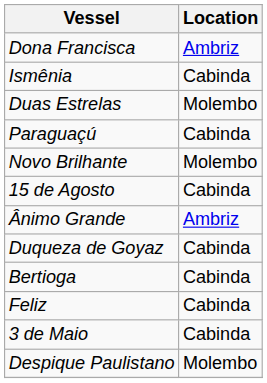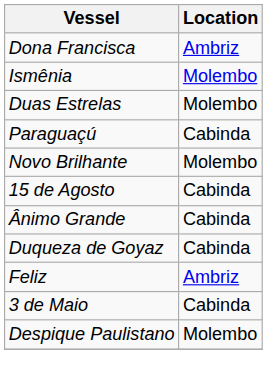(217, 76) Cabinda -> (220, 76) Molembo
(211, 219) Ambriz -> (217, 219) Cabinda
- row: (42, 276)
(217, 305) Cabinda -> (211, 276) Ambriz
